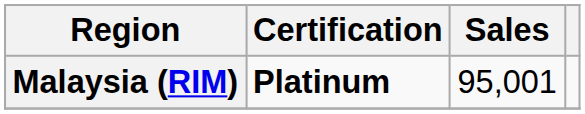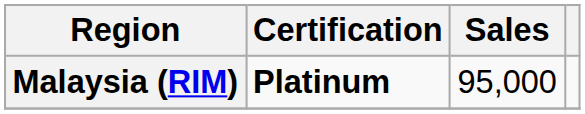(507, 81) 95,001 -> (507, 81) 95,000
